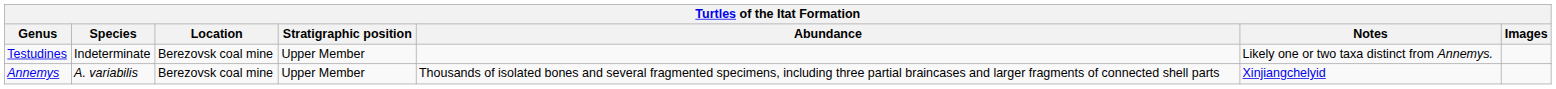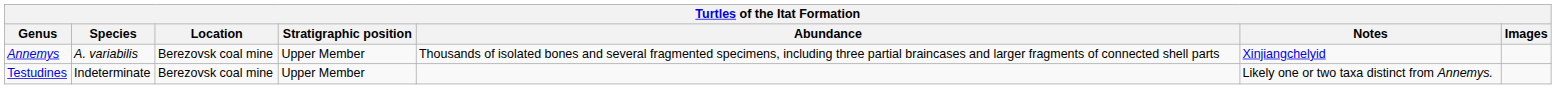rows swapped: (33, 73) <-> (37, 53)
